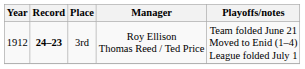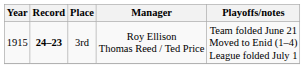(17, 43) 1912 -> (17, 43) 1915
